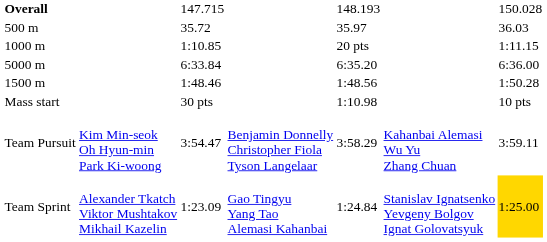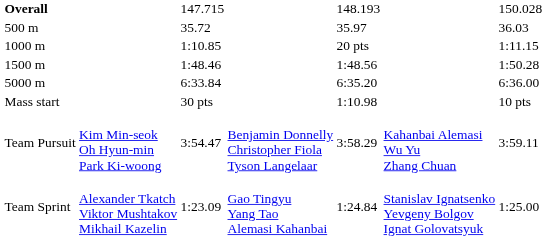rows swapped: (25, 83) <-> (25, 64)
(519, 206) gold background -> (519, 206) no background
